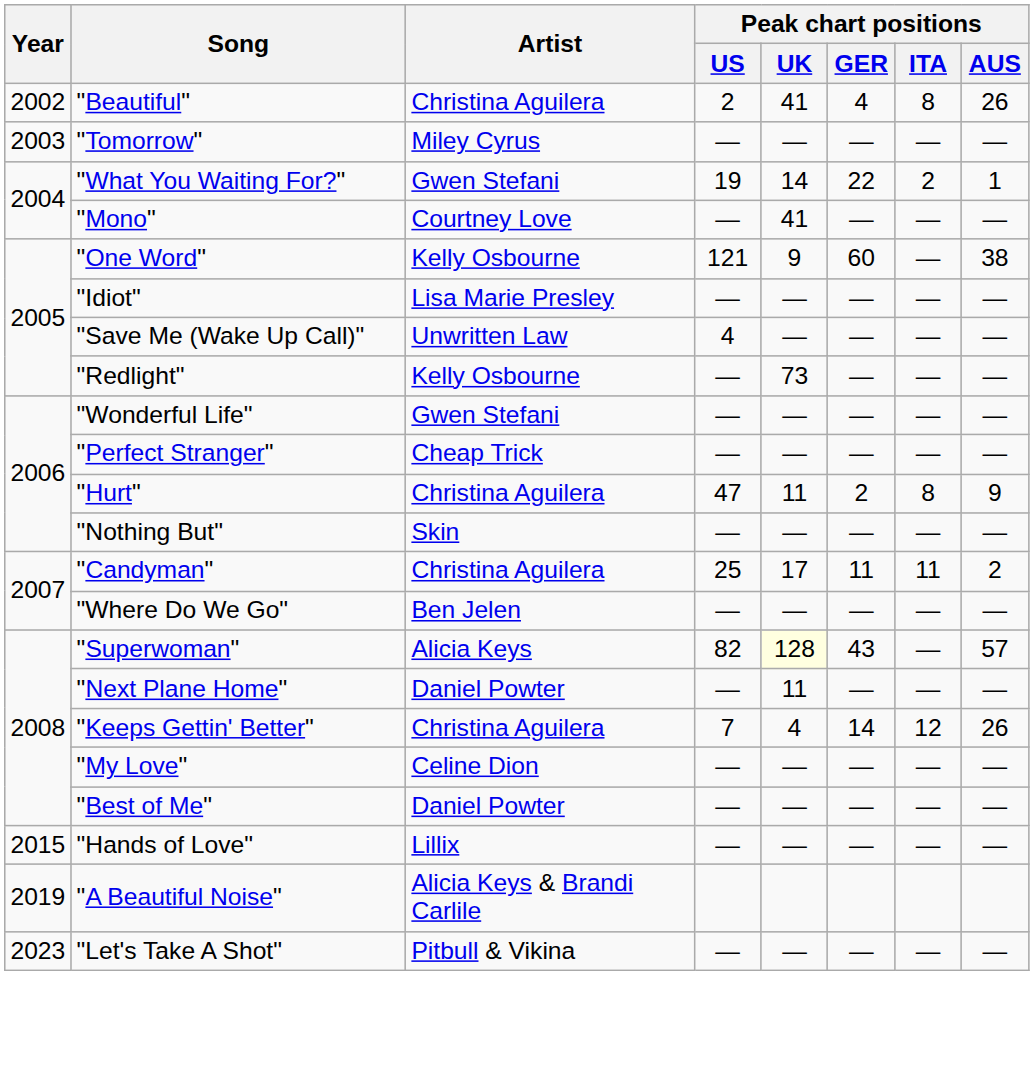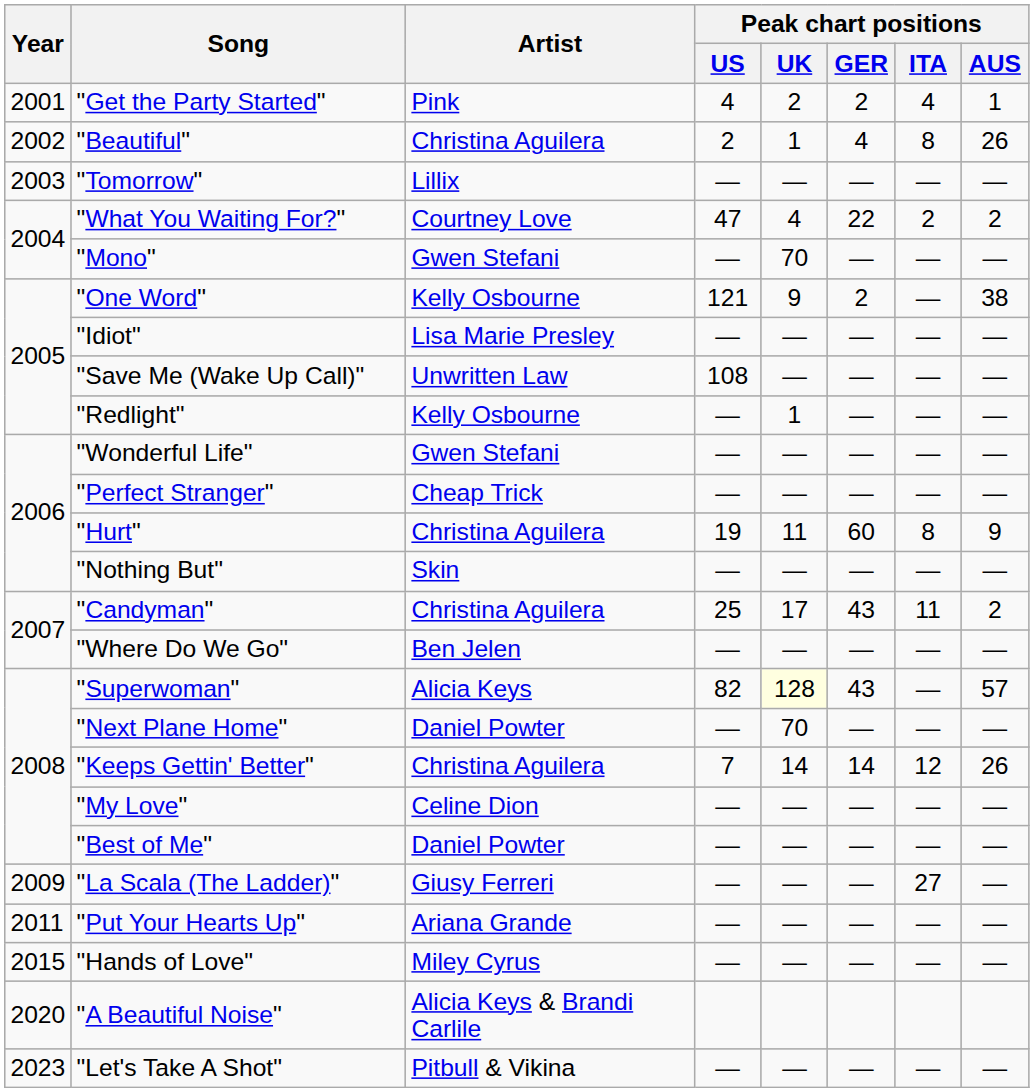+ row: (201, 102)
(794, 102) 41 -> (794, 141) 1
(476, 141) Miley Cyrus -> (435, 180) Lillix
(485, 180) Gwen Stefani -> (492, 219) Courtney Love
(728, 180) 19 -> (728, 219) 47
(794, 180) 14 -> (794, 219) 4
(995, 180) 1 -> (995, 219) 2
(492, 219) Courtney Love -> (485, 258) Gwen Stefani
(794, 219) 41 -> (794, 258) 70
(861, 258) 60 -> (861, 297) 2
(728, 336) 4 -> (728, 375) 108
(794, 375) 73 -> (794, 414) 1
(728, 492) 47 -> (728, 532) 19
(861, 492) 2 -> (861, 532) 60
(861, 571) 11 -> (861, 610) 43
(794, 688) 11 -> (794, 727) 70
(794, 727) 4 -> (794, 766) 14
+ row: (208, 883)
+ row: (191, 922)
(435, 844) Lillix -> (476, 961) Miley Cyrus
(38, 897) 2019 -> (38, 1014) 2020
